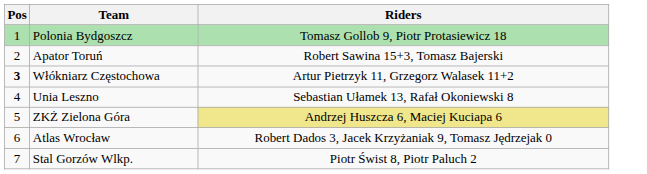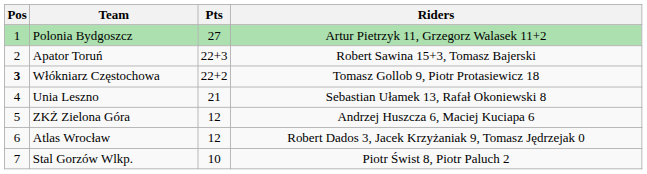+ column: (214, 14)
(403, 35) Tomasz Gollob 9, Piotr Protasiewicz 18 -> (436, 35) Artur Pietrzyk 11, Grzegorz Walasek 11+2
(403, 76) Artur Pietrzyk 11, Grzegorz Walasek 11+2 -> (436, 76) Tomasz Gollob 9, Piotr Protasiewicz 18
(403, 117) khaki background -> (436, 117) no background
